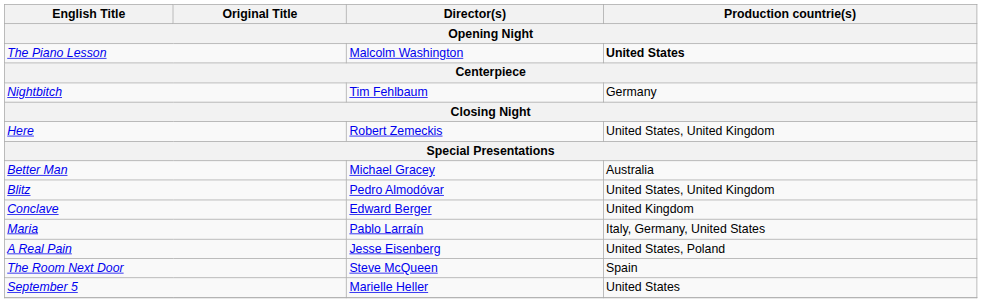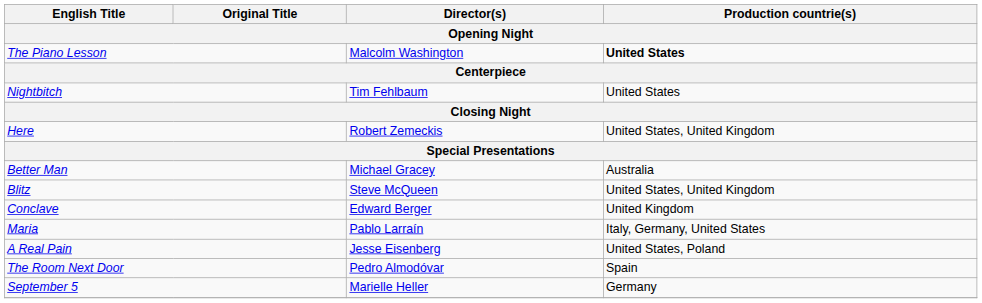(631, 92) Germany -> (643, 92) United States
(397, 190) Pedro Almodóvar -> (394, 190) Steve McQueen
(394, 268) Steve McQueen -> (397, 268) Pedro Almodóvar
(643, 287) United States -> (631, 287) Germany
